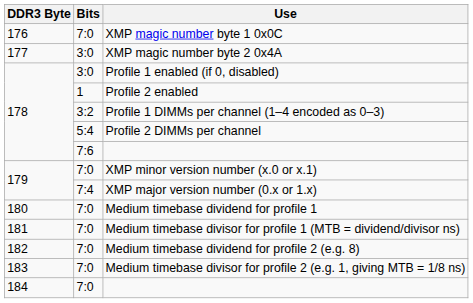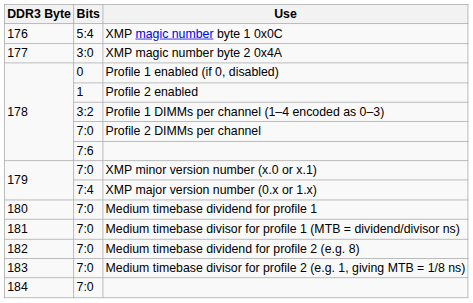(85, 33) 7:0 -> (85, 33) 5:4
(85, 72) 3:0 -> (80, 72) 0
(85, 131) 5:4 -> (85, 131) 7:0
